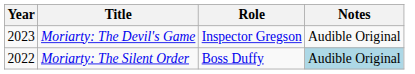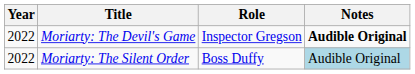(21, 36) 2023 -> (21, 36) 2022
(354, 36) normal -> (357, 36) bold
